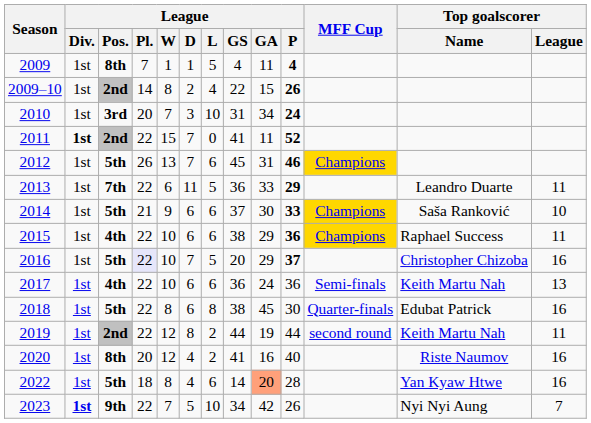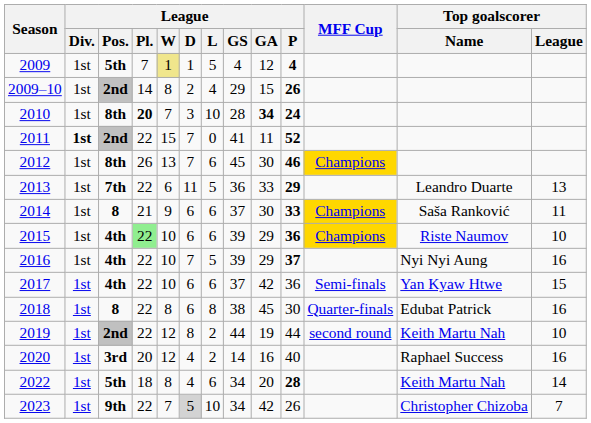(115, 65) 8th -> (115, 65) 5th
(168, 65) no background -> (168, 65) khaki background
(266, 65) 11 -> (266, 65) 12
(238, 89) 22 -> (238, 89) 29
(115, 114) 3rd -> (115, 114) 8th
(145, 114) normal -> (145, 114) bold
(238, 114) 31 -> (238, 114) 28
(266, 114) normal -> (266, 114) bold
(115, 162) 5th -> (115, 162) 8th
(266, 162) 31 -> (266, 162) 30
(559, 187) 11 -> (559, 187) 13
(115, 211) 5th -> (115, 211) 8
(559, 211) 10 -> (559, 211) 11
(145, 235) no background -> (145, 235) lightgreen background
(238, 235) 38 -> (238, 235) 39
(452, 235) Raphael Success -> (464, 235) Riste Naumov
(559, 235) 11 -> (559, 235) 10
(115, 260) 5th -> (115, 260) 4th
(145, 260) lavender background -> (145, 260) no background
(238, 260) 20 -> (238, 260) 39
(464, 260) Christopher Chizoba -> (444, 260) Nyi Nyi Aung
(238, 284) 36 -> (238, 284) 37
(266, 284) 24 -> (266, 284) 42
(453, 284) Keith Martu Nah -> (451, 284) Yan Kyaw Htwe
(559, 284) 13 -> (559, 284) 15
(115, 308) 5th -> (115, 308) 8
(559, 333) 11 -> (559, 333) 10
(115, 357) 8th -> (115, 357) 3rd
(238, 357) 41 -> (238, 357) 14
(464, 357) Riste Naumov -> (452, 357) Raphael Success
(238, 382) 14 -> (238, 382) 34
(266, 382) lightsalmon background -> (266, 382) no background
(293, 382) normal -> (293, 382) bold
(451, 382) Yan Kyaw Htwe -> (453, 382) Keith Martu Nah
(559, 382) 16 -> (559, 382) 14
(82, 406) bold -> (82, 406) normal
(190, 406) no background -> (190, 406) lightgrey background
(444, 406) Nyi Nyi Aung -> (464, 406) Christopher Chizoba
